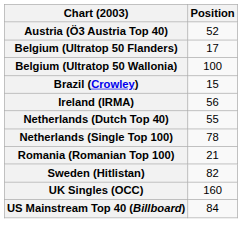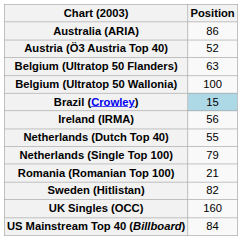+ row: (96, 31)
(213, 48) 17 -> (213, 66) 63
(213, 84) no background -> (213, 102) lightblue background
(213, 137) 78 -> (213, 155) 79
